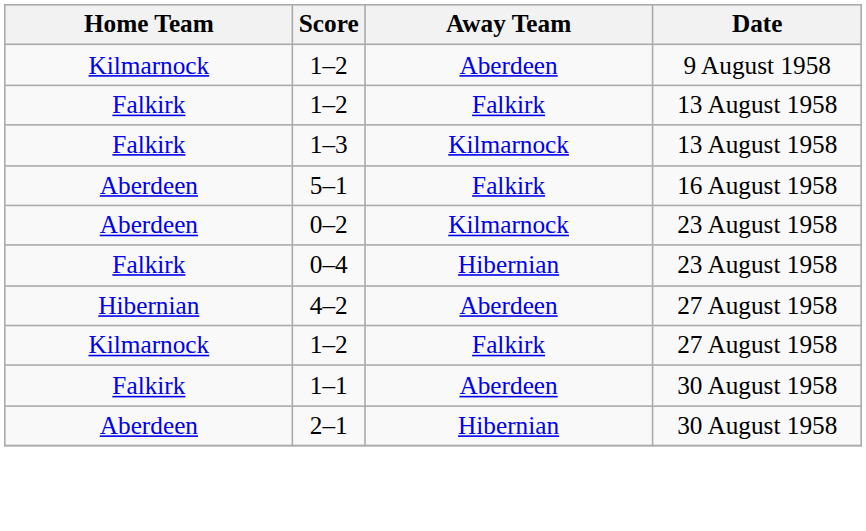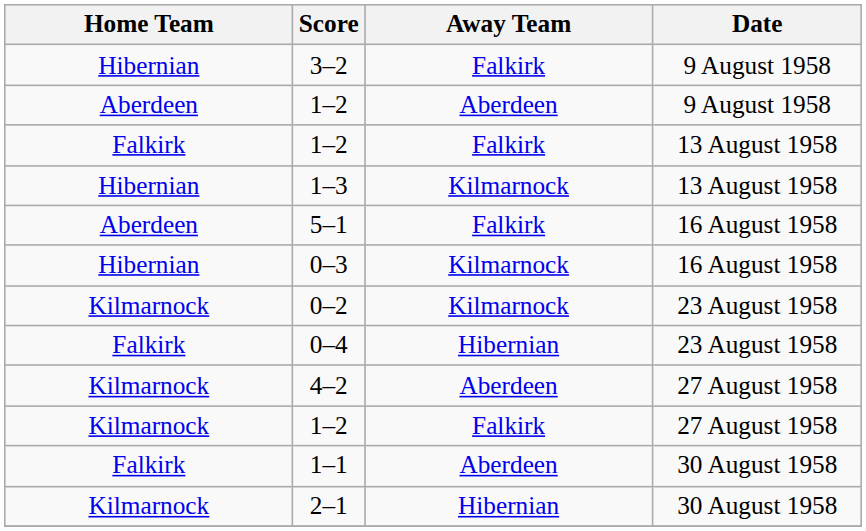+ row: (329, 64)
(149, 64) Kilmarnock -> (149, 104) Aberdeen
(149, 144) Falkirk -> (149, 184) Hibernian
+ row: (329, 265)
(149, 225) Aberdeen -> (149, 305) Kilmarnock
(149, 305) Hibernian -> (149, 385) Kilmarnock
(149, 425) Aberdeen -> (149, 505) Kilmarnock
